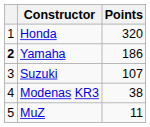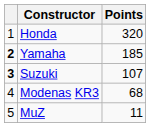(132, 54) 186 -> (132, 54) 185
(11, 74) normal -> (11, 74) bold
(136, 93) 38 -> (136, 93) 68
